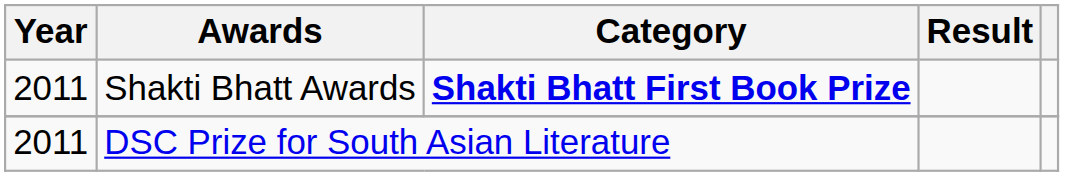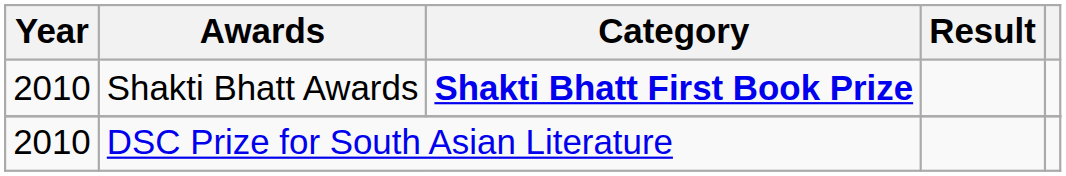(51, 87) 2011 -> (52, 87) 2010
(51, 142) 2011 -> (52, 142) 2010
